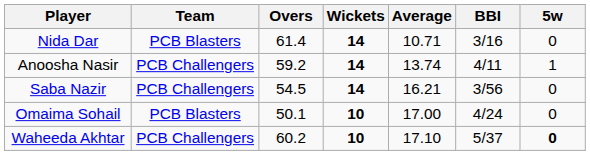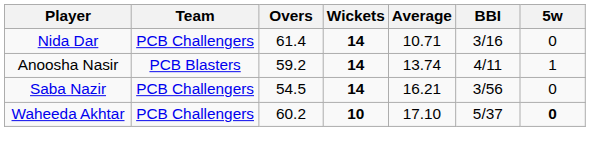(195, 41) PCB Blasters -> (195, 41) PCB Challengers
(195, 65) PCB Challengers -> (195, 65) PCB Blasters
- row: (68, 114)
